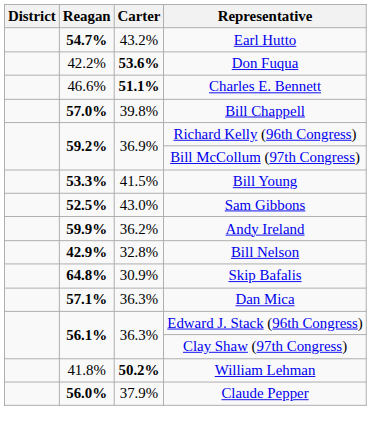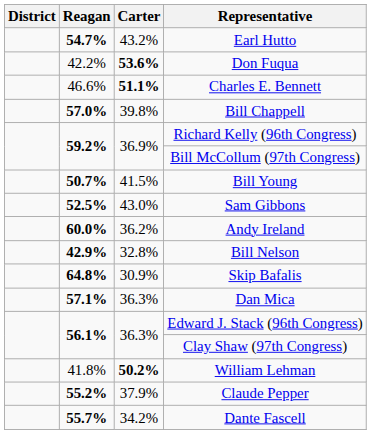(87, 181) 53.3% -> (87, 181) 50.7%
(87, 228) 59.9% -> (87, 228) 60.0%
(87, 393) 56.0% -> (87, 393) 55.2%
+ row: (265, 417)
